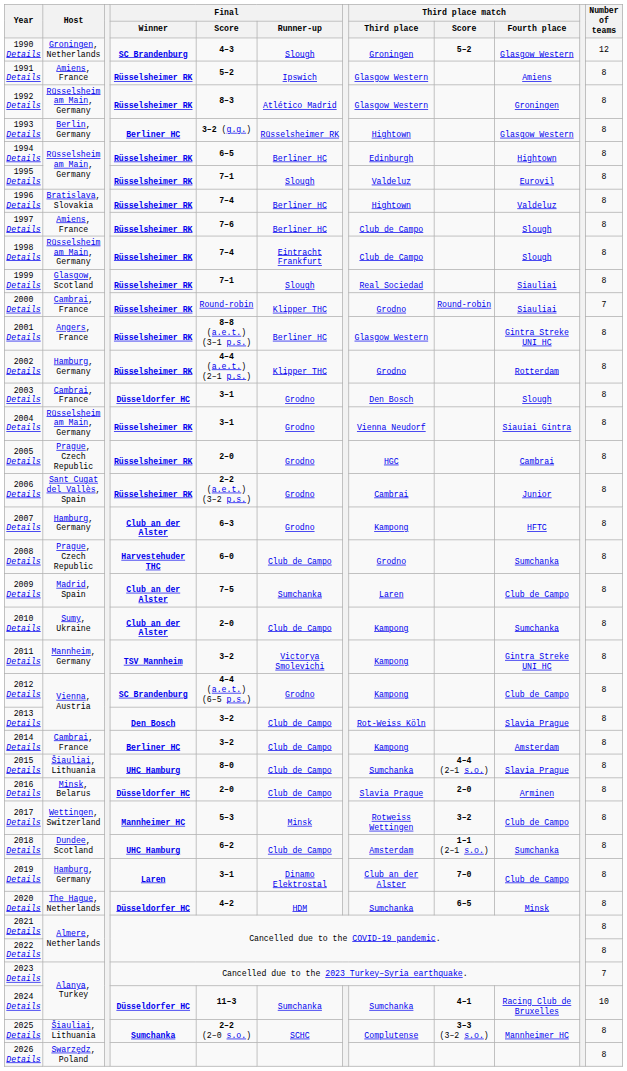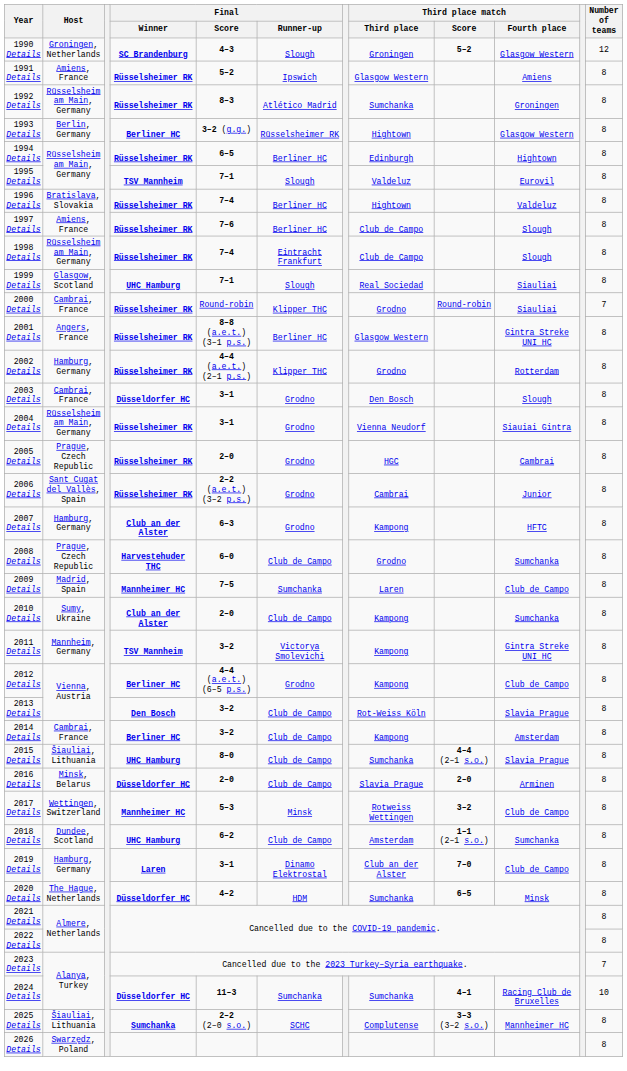(391, 106) Glasgow Western -> (391, 106) Sumchanka
(153, 182) Rüsselsheimer RK -> (153, 182) TSV Mannheim
(153, 286) Rüsselsheimer RK -> (153, 286) UHC Hamburg
(153, 595) Club an der Alster -> (153, 590) Mannheimer HC
(153, 695) SC Brandenburg -> (153, 685) Berliner HC
